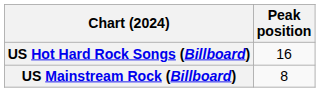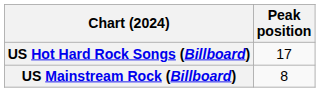(284, 53) 16 -> (284, 53) 17
